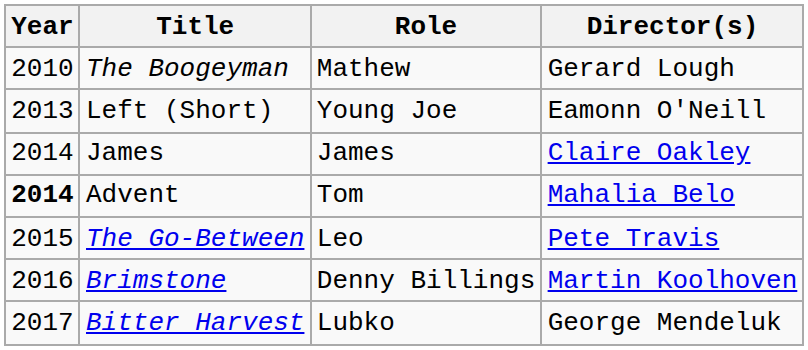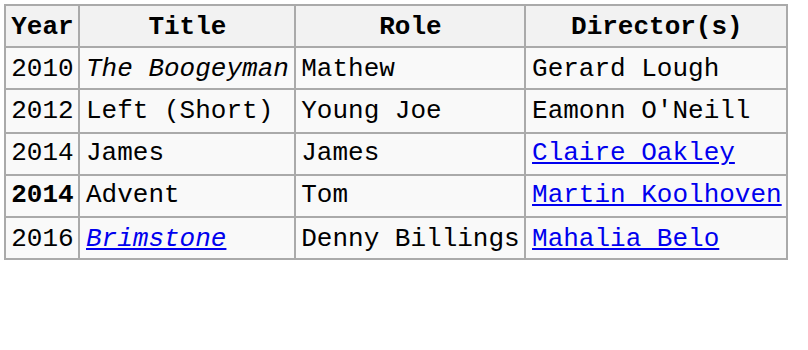(42, 111) 2013 -> (42, 111) 2012
(641, 196) Mahalia Belo -> (657, 196) Martin Koolhoven
- row: (195, 238)
(672, 280) Martin Koolhoven -> (626, 238) Mahalia Belo
- row: (195, 323)
